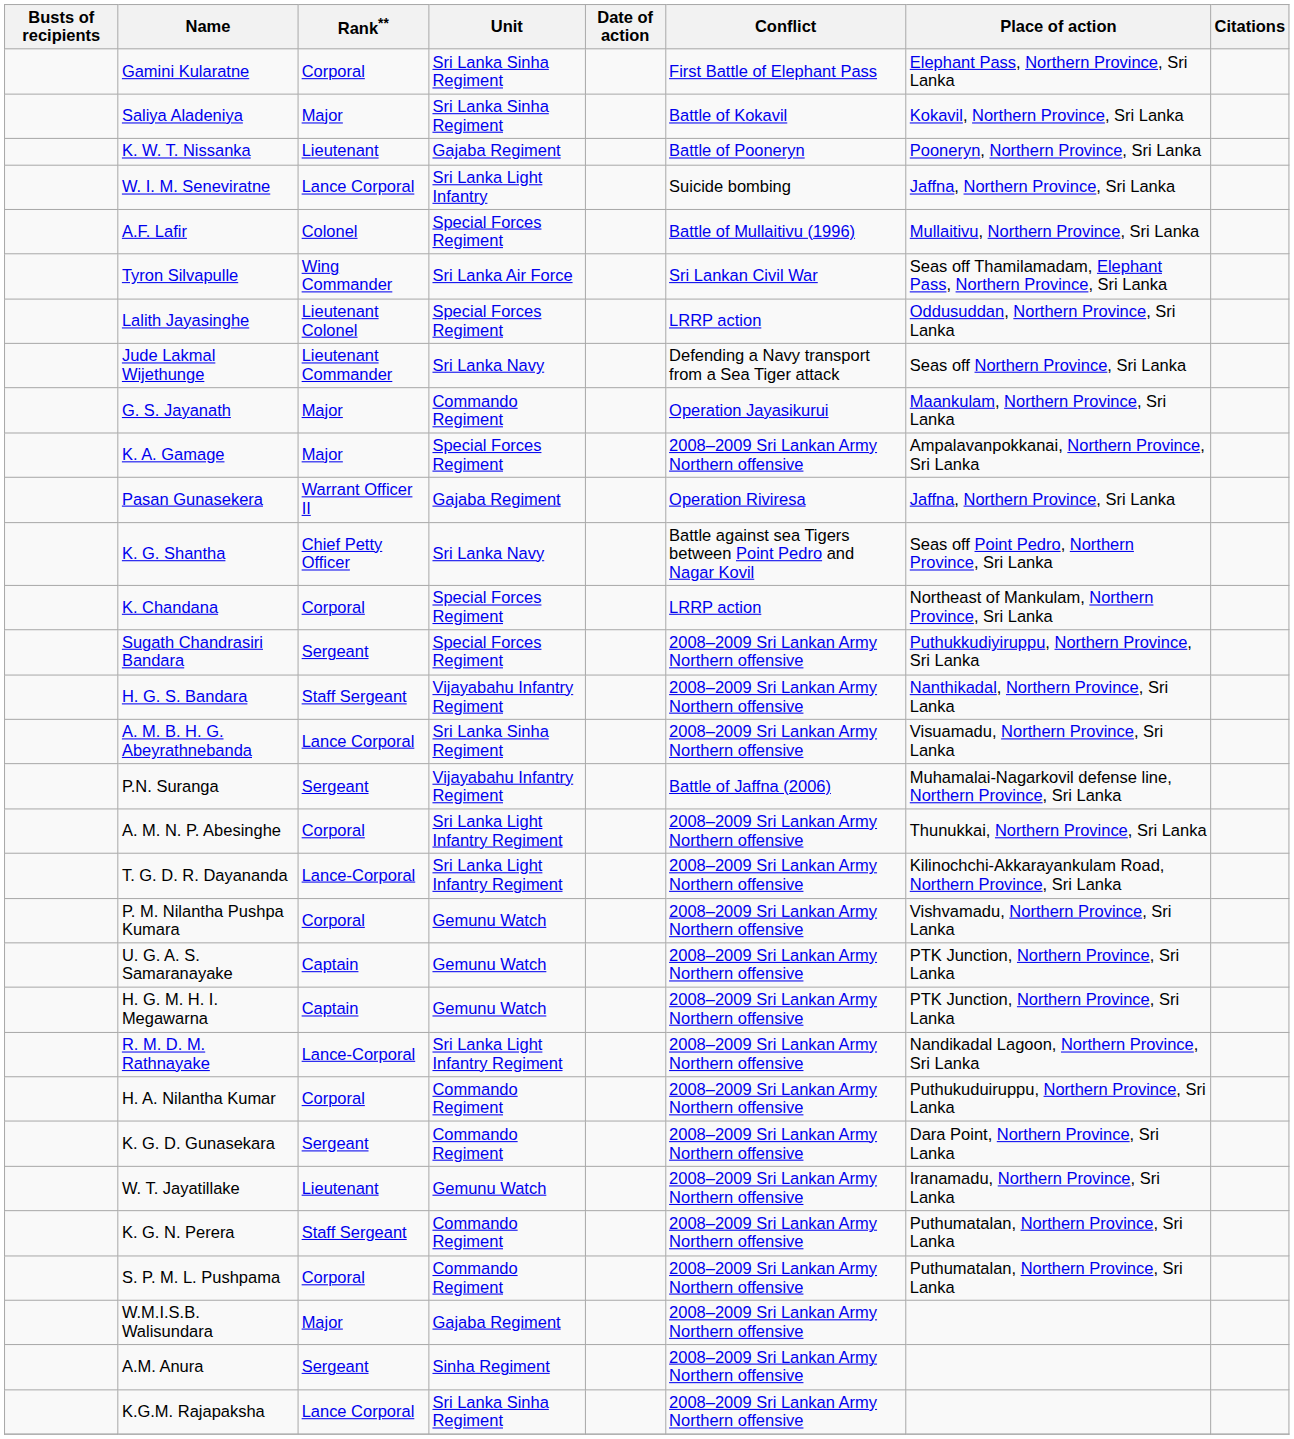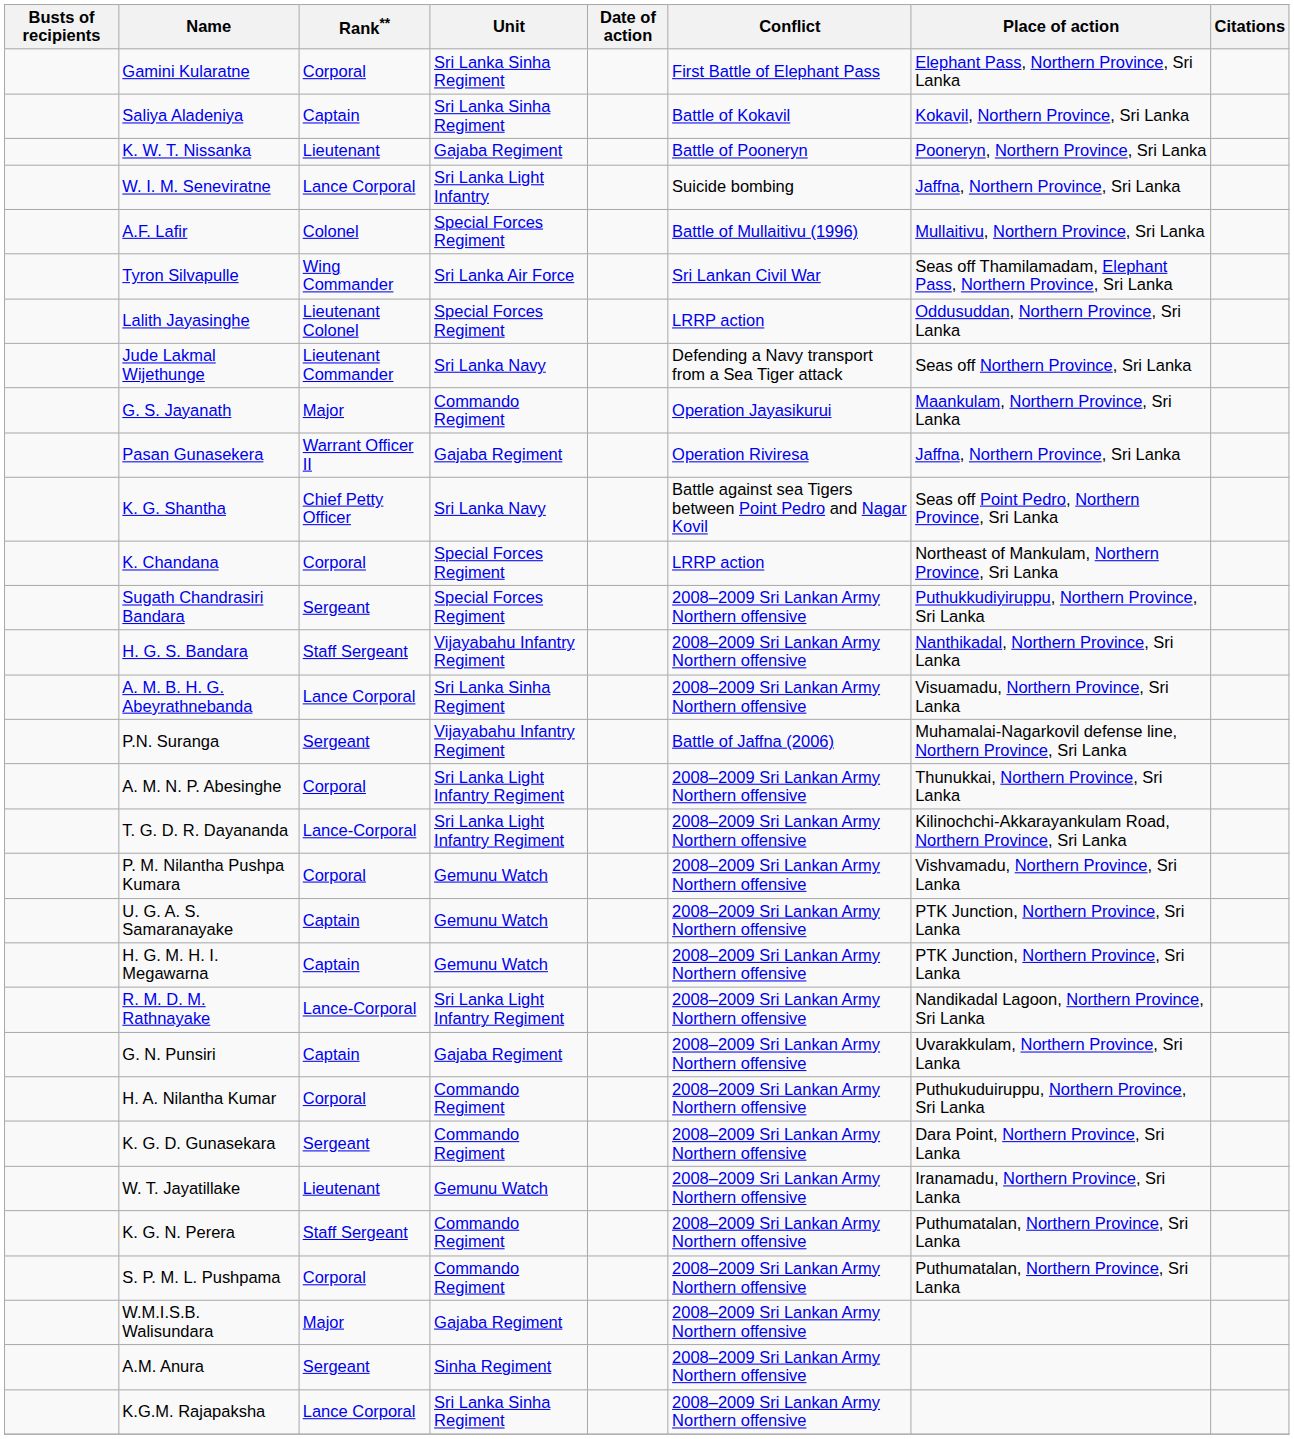(322, 116) Major -> (331, 116) Captain
- row: (173, 455)
+ row: (169, 1054)
